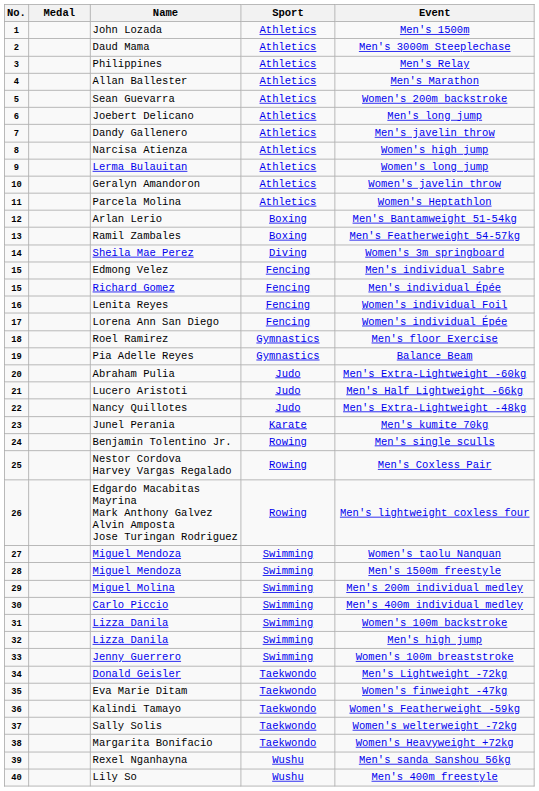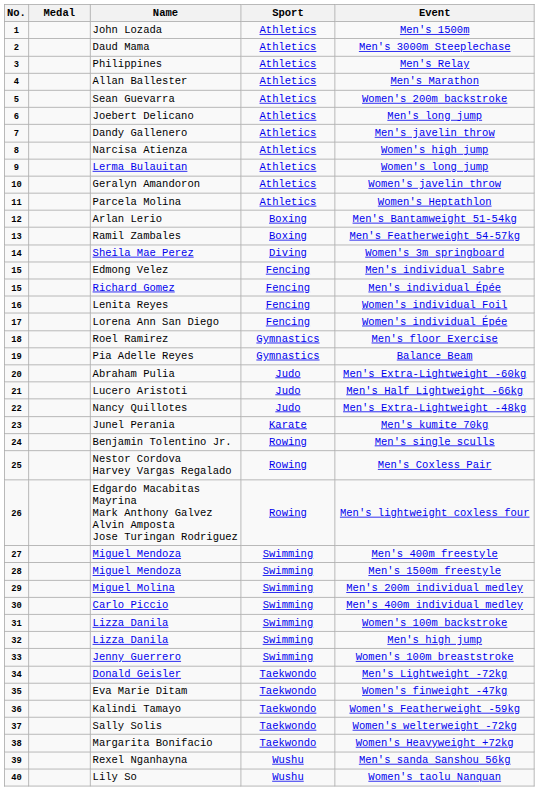(435, 554) Women's taolu Nanquan -> (435, 554) Men's 400m freestyle
(435, 777) Men's 400m freestyle -> (435, 777) Women's taolu Nanquan
